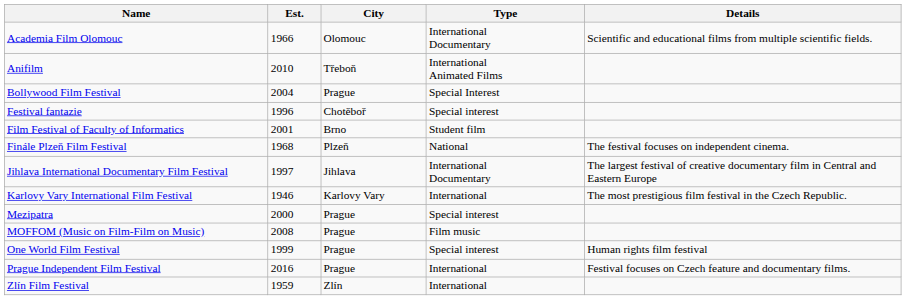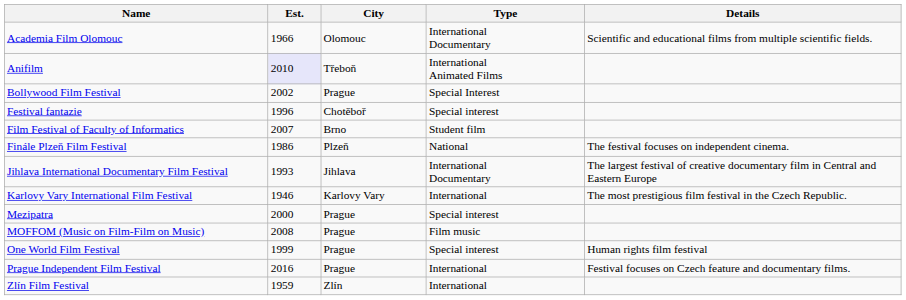(282, 68) no background -> (282, 68) lavender background
(282, 93) 2004 -> (282, 93) 2002
(282, 129) 2001 -> (282, 129) 2007
(282, 147) 1968 -> (282, 147) 1986
(282, 171) 1997 -> (282, 171) 1993
